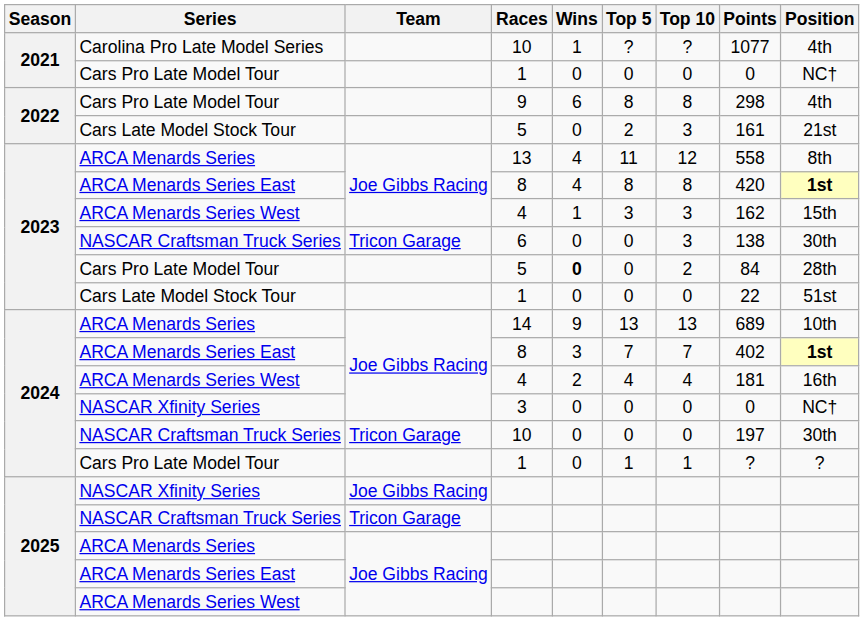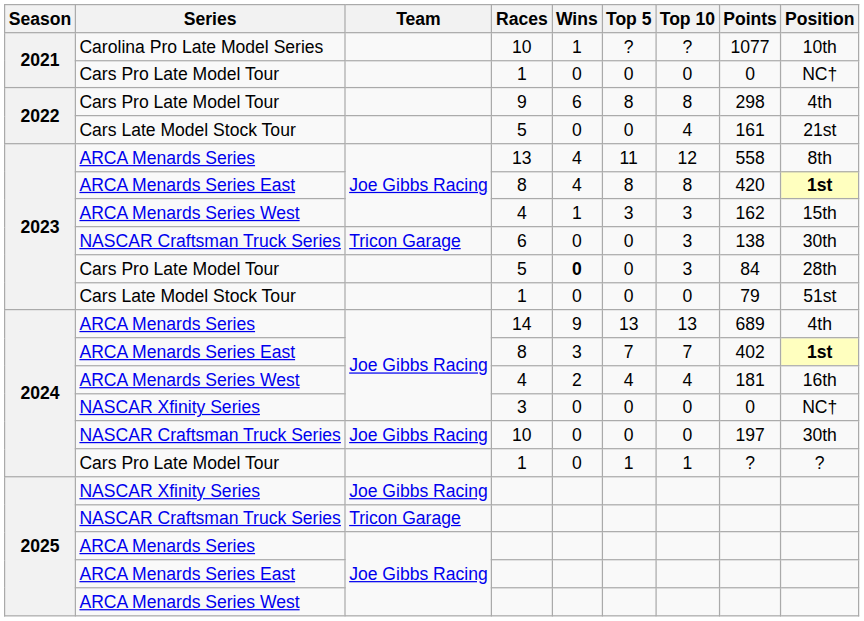(820, 47) 4th -> (820, 47) 10th
(629, 130) 2 -> (629, 130) 0
(687, 130) 3 -> (687, 130) 4
(687, 269) 2 -> (687, 269) 3
(750, 296) 22 -> (750, 296) 79
(820, 324) 10th -> (820, 324) 4th
(405, 435) Tricon Garage -> (418, 435) Joe Gibbs Racing
